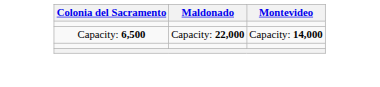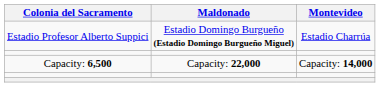+ row: (78, 36)
